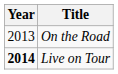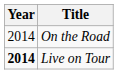(21, 36) 2013 -> (21, 36) 2014
